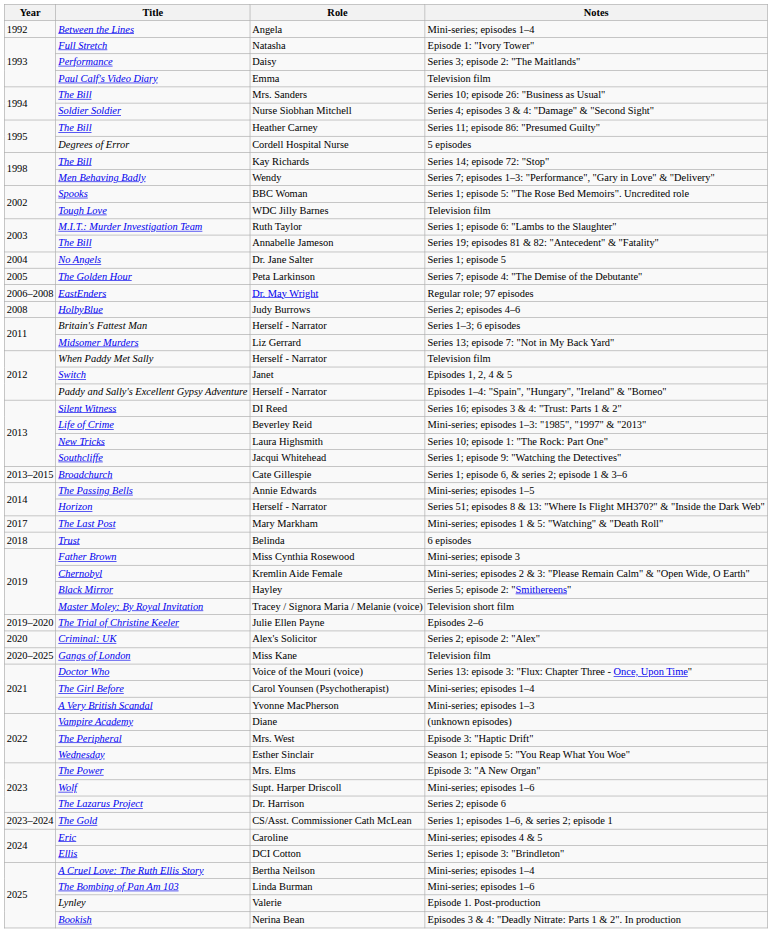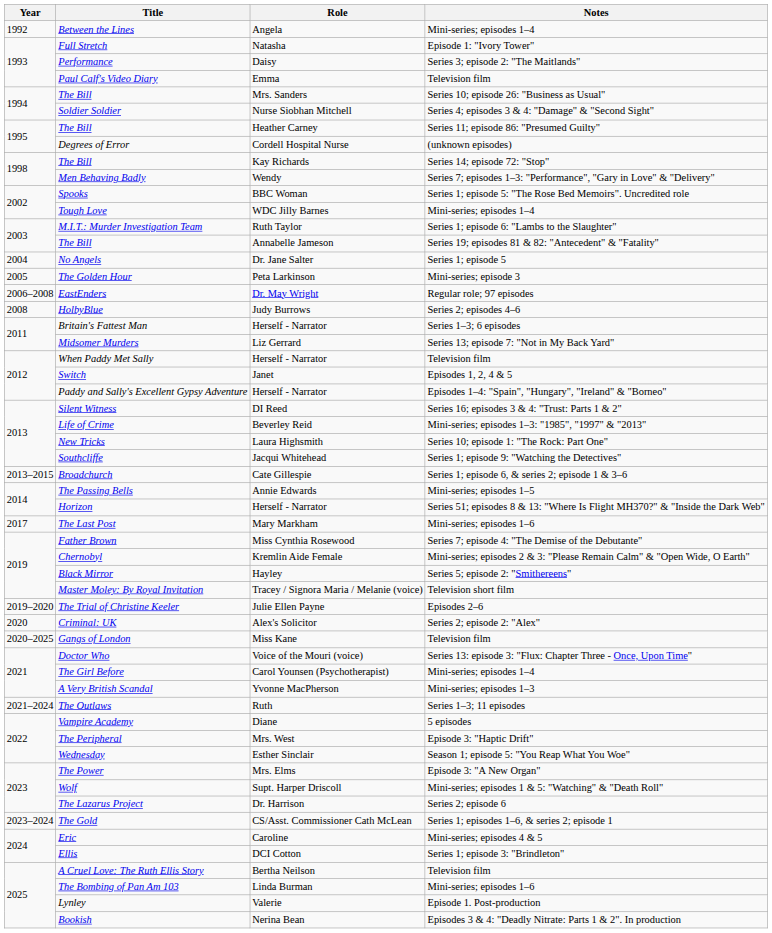(449, 144) 5 episodes -> (470, 144) (unknown episodes)
(459, 210) Television film -> (481, 210) Mini-series; episodes 1–4
(535, 276) Series 7; episode 4: "The Demise of the Debutante" -> (474, 276) Mini-series; episode 3
(545, 524) Mini-series; episodes 1 & 5: "Watching" & "Death Roll" -> (481, 524) Mini-series; episodes 1–6
- row: (69, 540)
(474, 557) Mini-series; episode 3 -> (535, 540) Series 7; episode 4: "The Demise of the Debutante"
+ row: (85, 705)
(470, 721) (unknown episodes) -> (449, 721) 5 episodes
(481, 787) Mini-series; episodes 1–6 -> (545, 787) Mini-series; episodes 1 & 5: "Watching" & "Death Roll"
(481, 870) Mini-series; episodes 1–4 -> (459, 870) Television film
